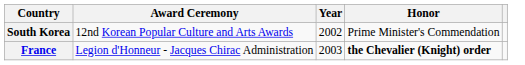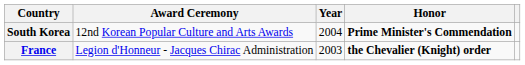(330, 32) 2002 -> (330, 32) 2004
(424, 32) normal -> (430, 32) bold
